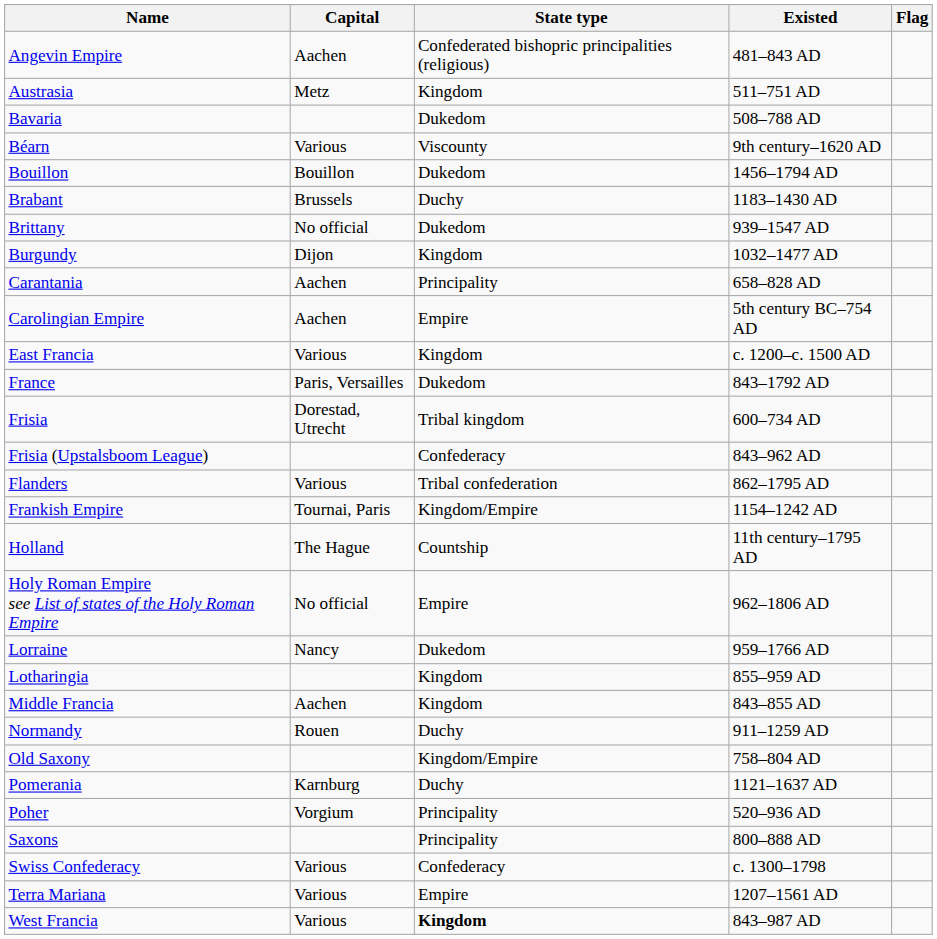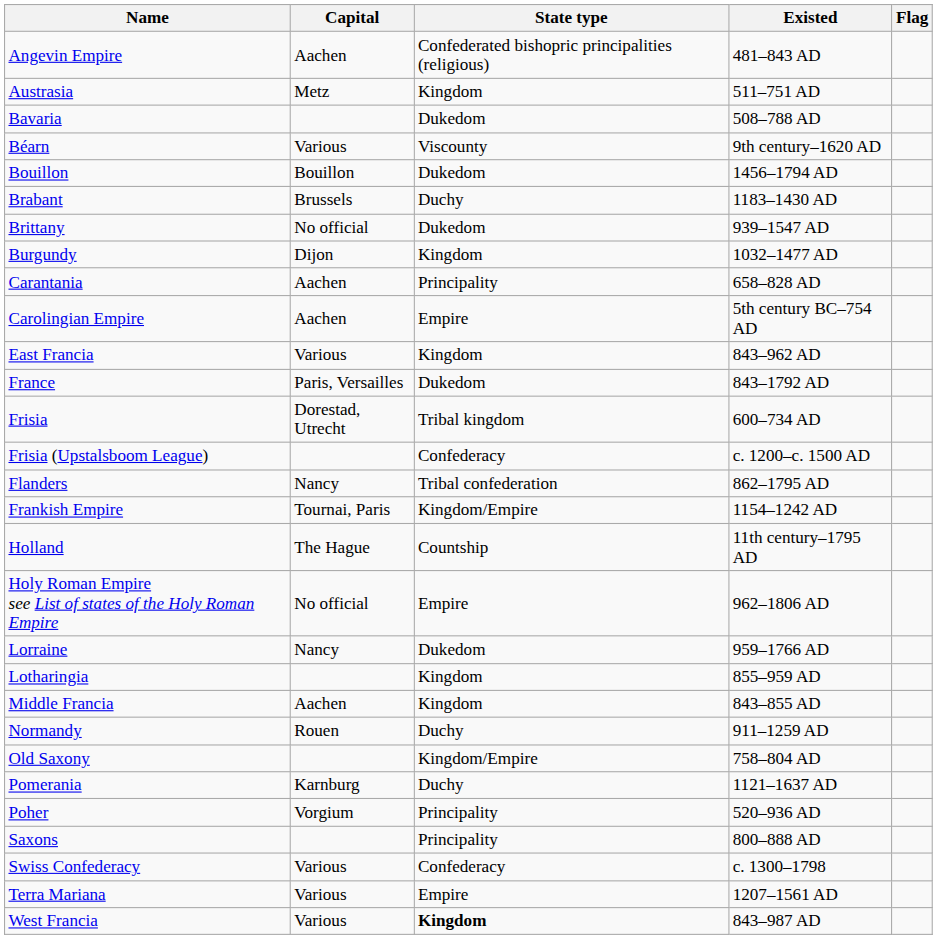(801, 355) c. 1200–c. 1500 AD -> (777, 355) 843–962 AD
(777, 455) 843–962 AD -> (801, 455) c. 1200–c. 1500 AD
(320, 483) Various -> (317, 483) Nancy
